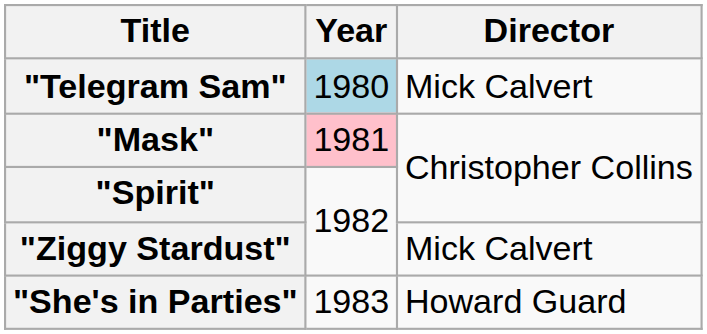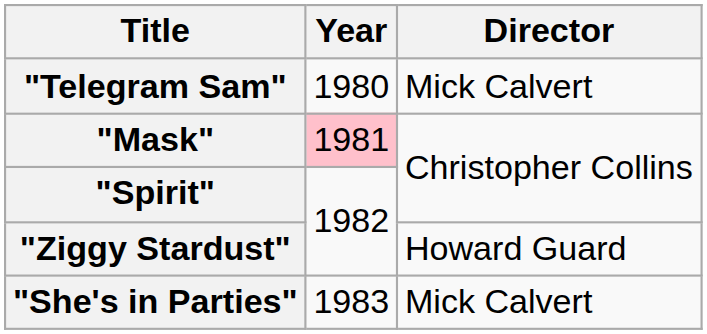(351, 85) lightblue background -> (351, 85) no background
(499, 247) Mick Calvert -> (516, 247) Howard Guard
(516, 301) Howard Guard -> (499, 301) Mick Calvert
